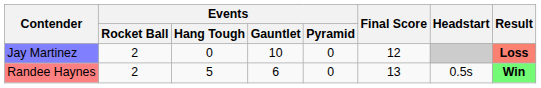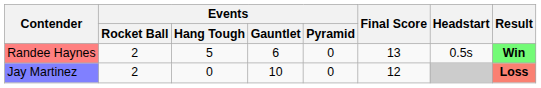rows swapped: (51, 72) <-> (42, 53)
